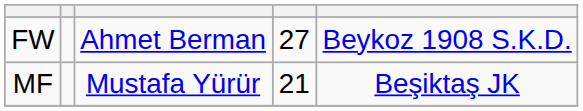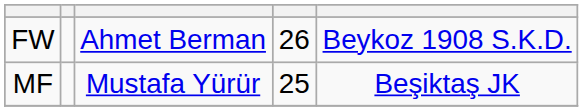(294, 39) 27 -> (294, 39) 26
(294, 83) 21 -> (294, 83) 25
